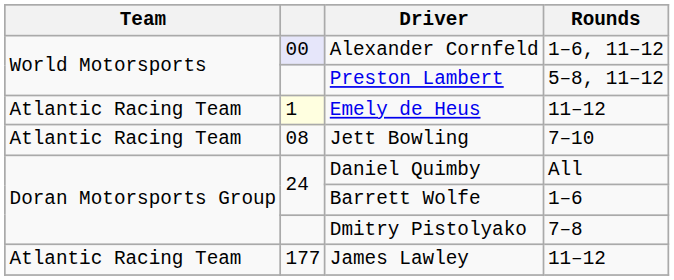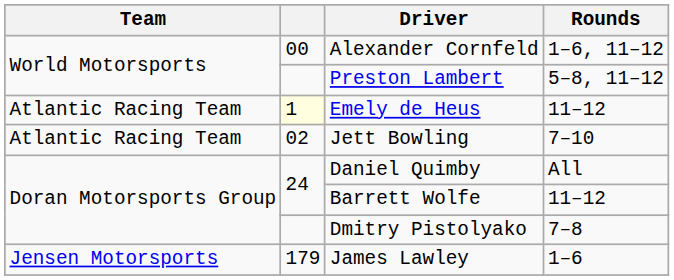(297, 50) lavender background -> (297, 50) no background
(297, 140) 08 -> (297, 140) 02
(565, 200) 1–6 -> (577, 200) 11–12
(125, 260) Atlantic Racing Team -> (114, 260) Jensen Motorsports
(303, 260) 177 -> (303, 260) 179
(577, 260) 11–12 -> (565, 260) 1–6
